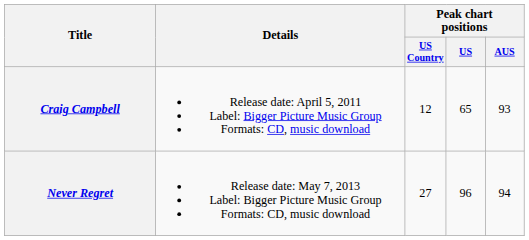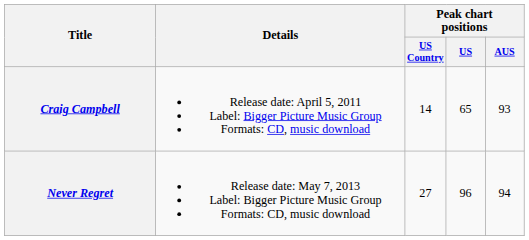(425, 108) 12 -> (425, 108) 14
